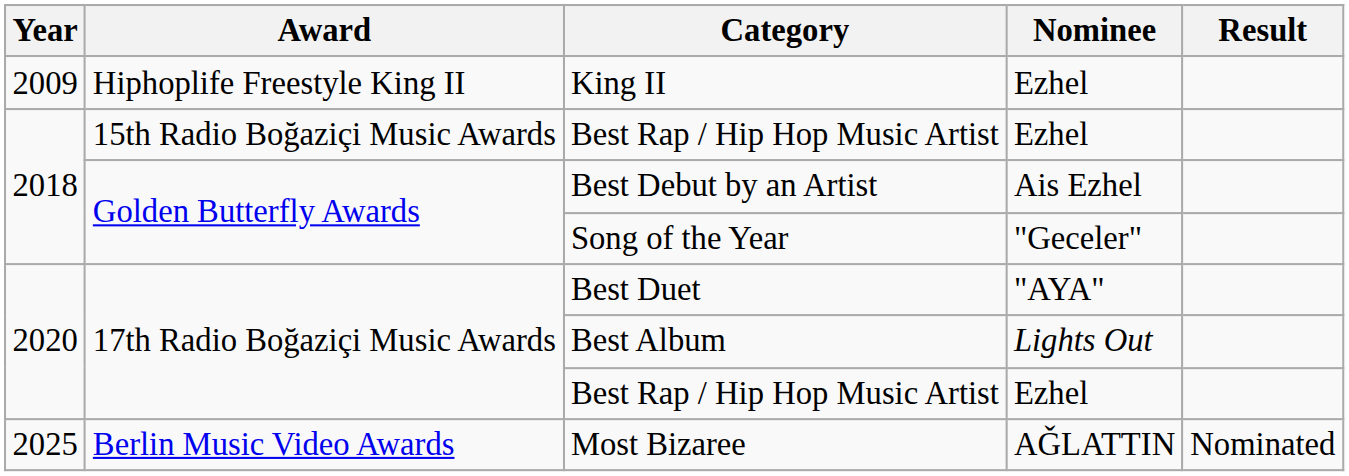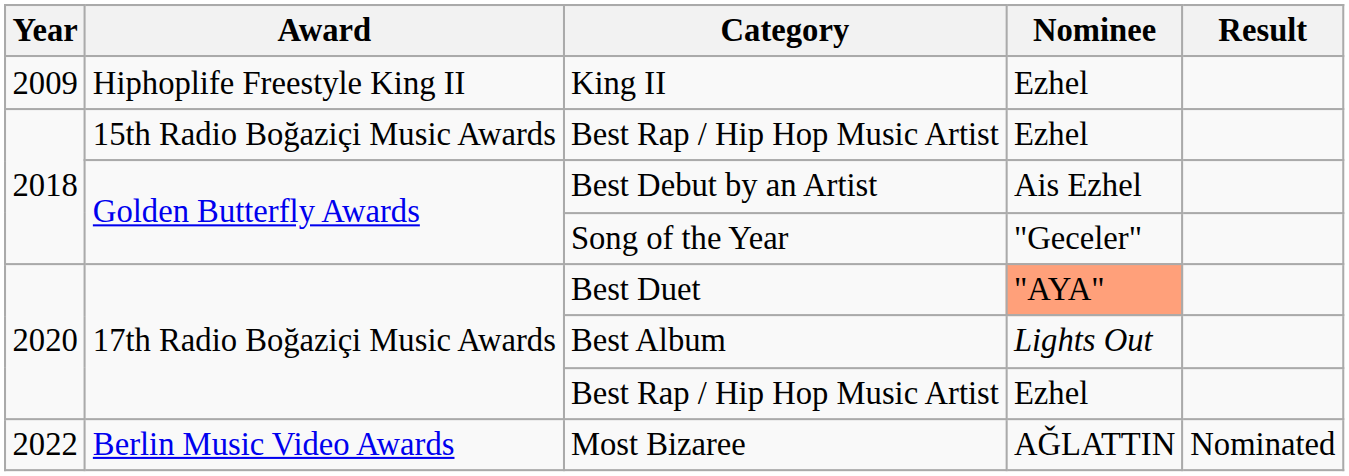(1059, 289) no background -> (1059, 289) lightsalmon background
(45, 444) 2025 -> (45, 444) 2022
